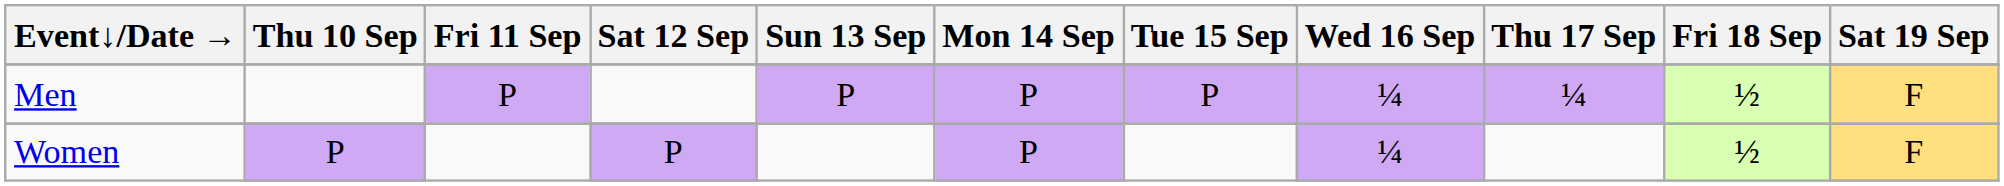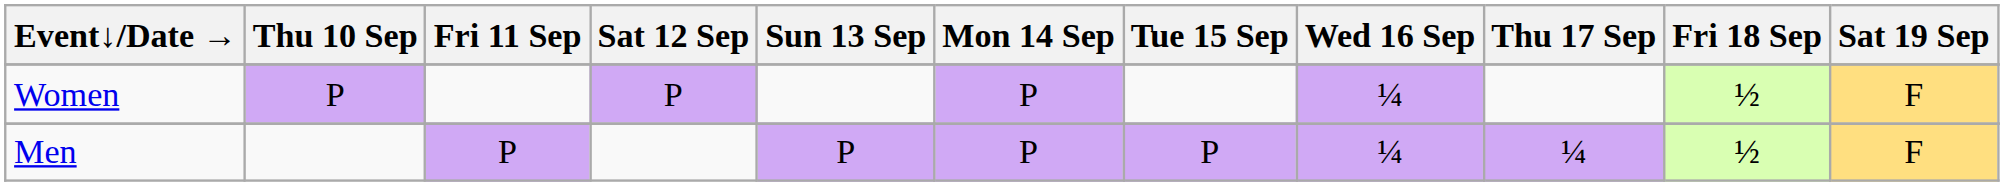rows swapped: (45, 93) <-> (67, 152)
